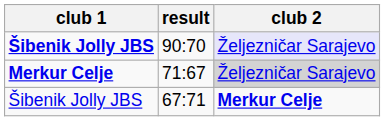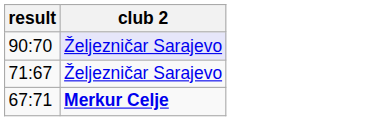- column: (81, 18)
(297, 73) lightgrey background -> (143, 73) no background
